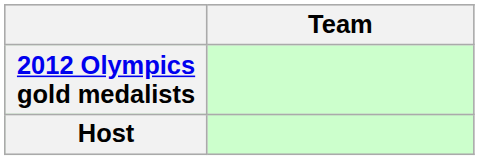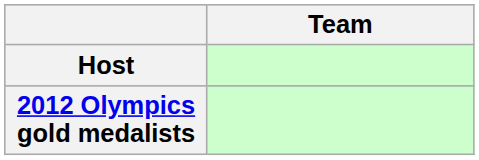rows swapped: (106, 133) <-> (106, 79)
